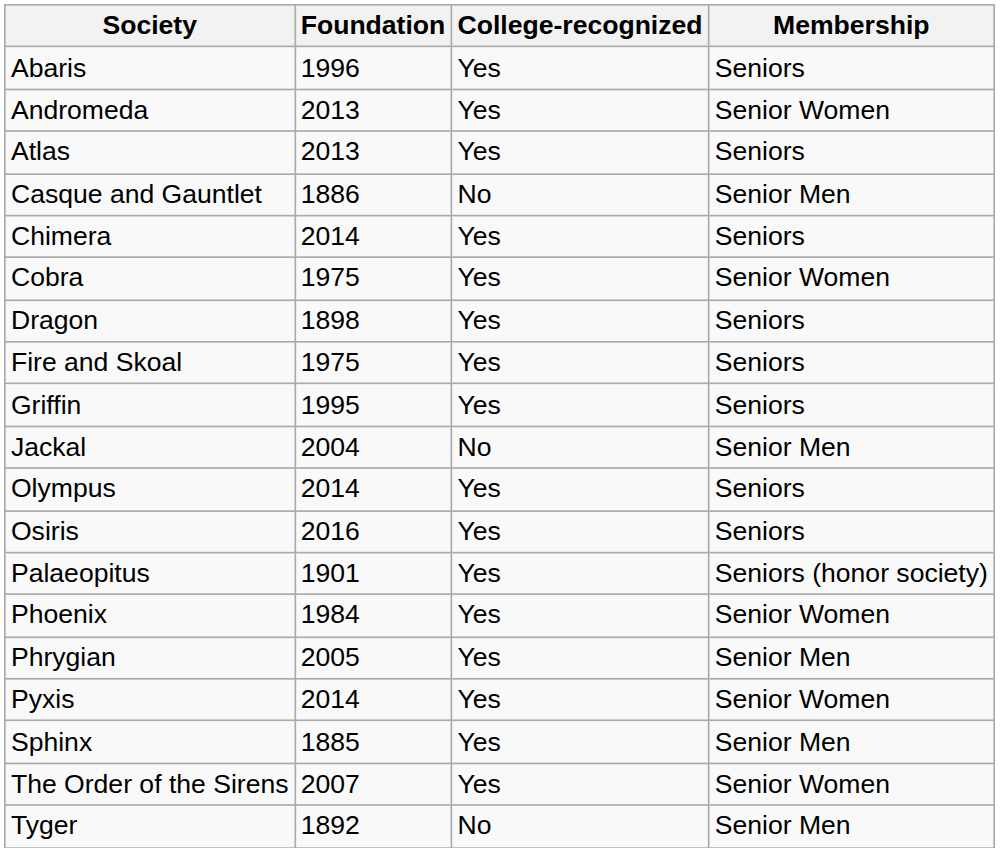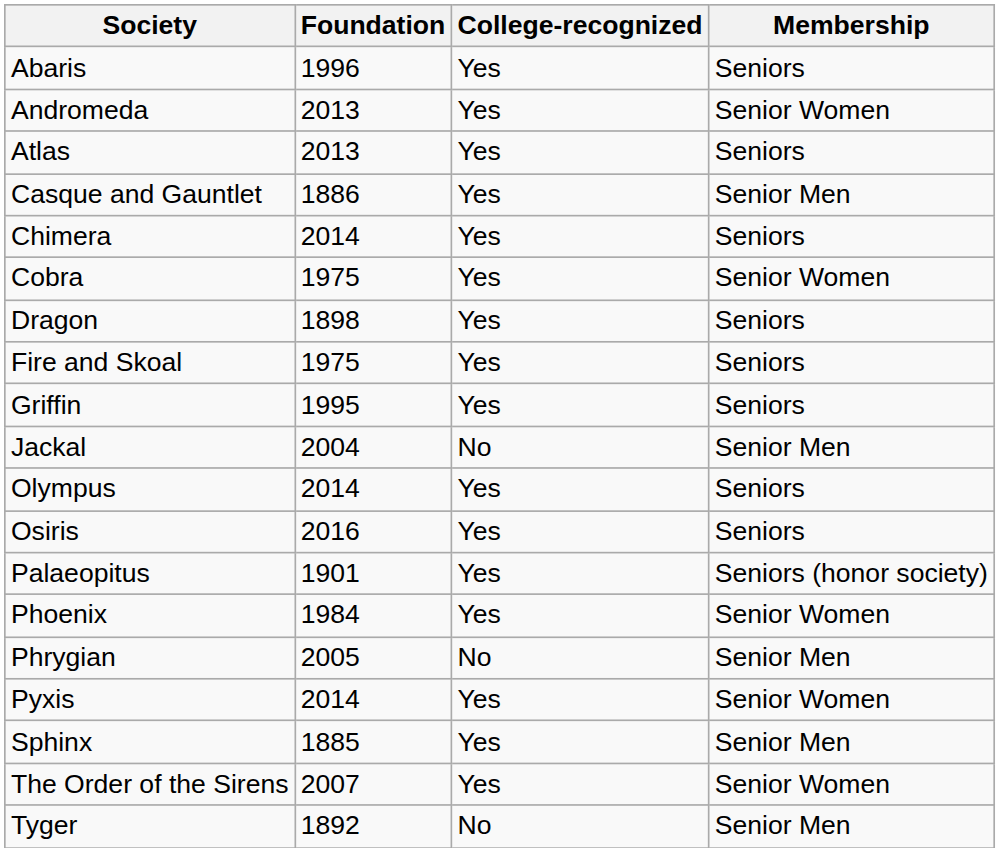(475, 194) No -> (479, 194) Yes
(479, 657) Yes -> (475, 657) No
